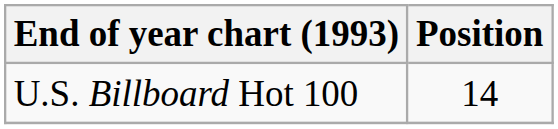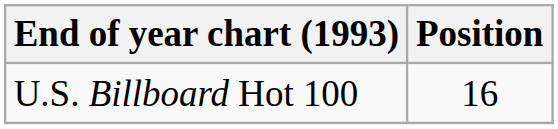(480, 92) 14 -> (480, 92) 16
